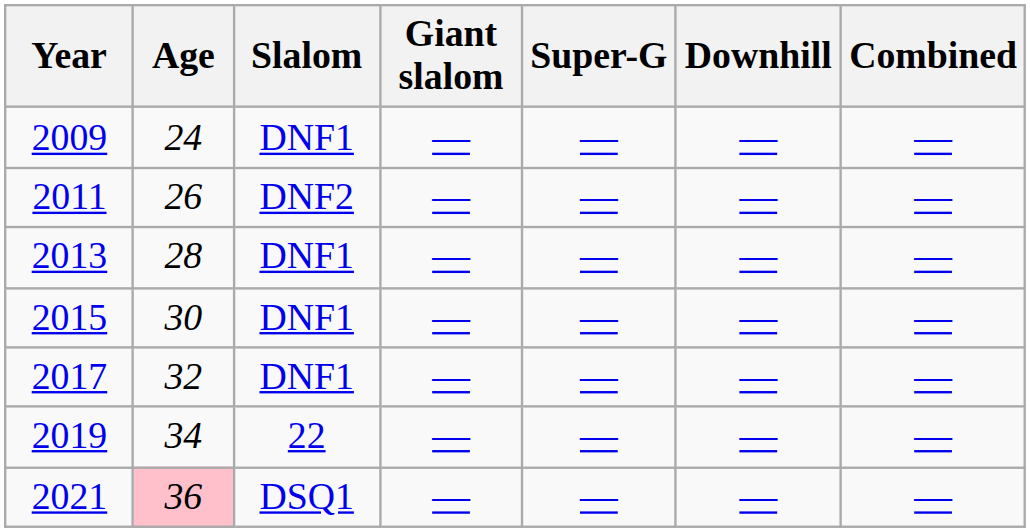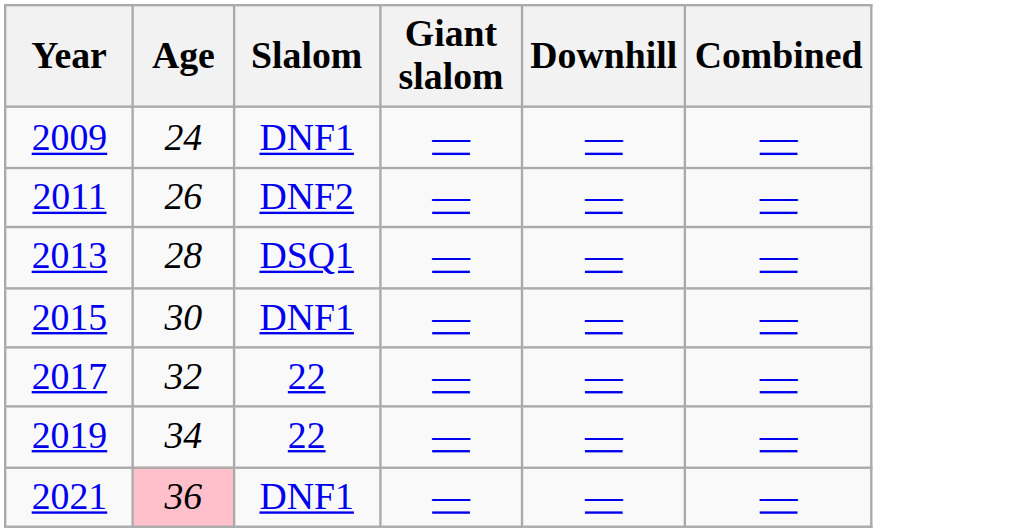- column: (599, 55)
(307, 256) DNF1 -> (307, 256) DSQ1
(307, 376) DNF1 -> (307, 376) 22
(307, 496) DSQ1 -> (307, 496) DNF1
